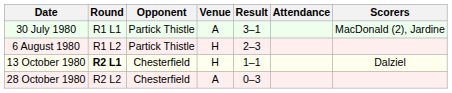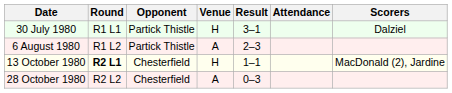(215, 29) A -> (215, 29) H
(390, 29) MacDonald (2), Jardine -> (390, 29) Dalziel
(215, 46) H -> (215, 46) A
(390, 63) Dalziel -> (390, 63) MacDonald (2), Jardine
